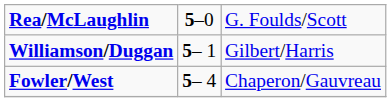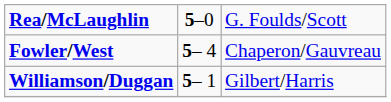rows swapped: (61, 81) <-> (91, 50)
